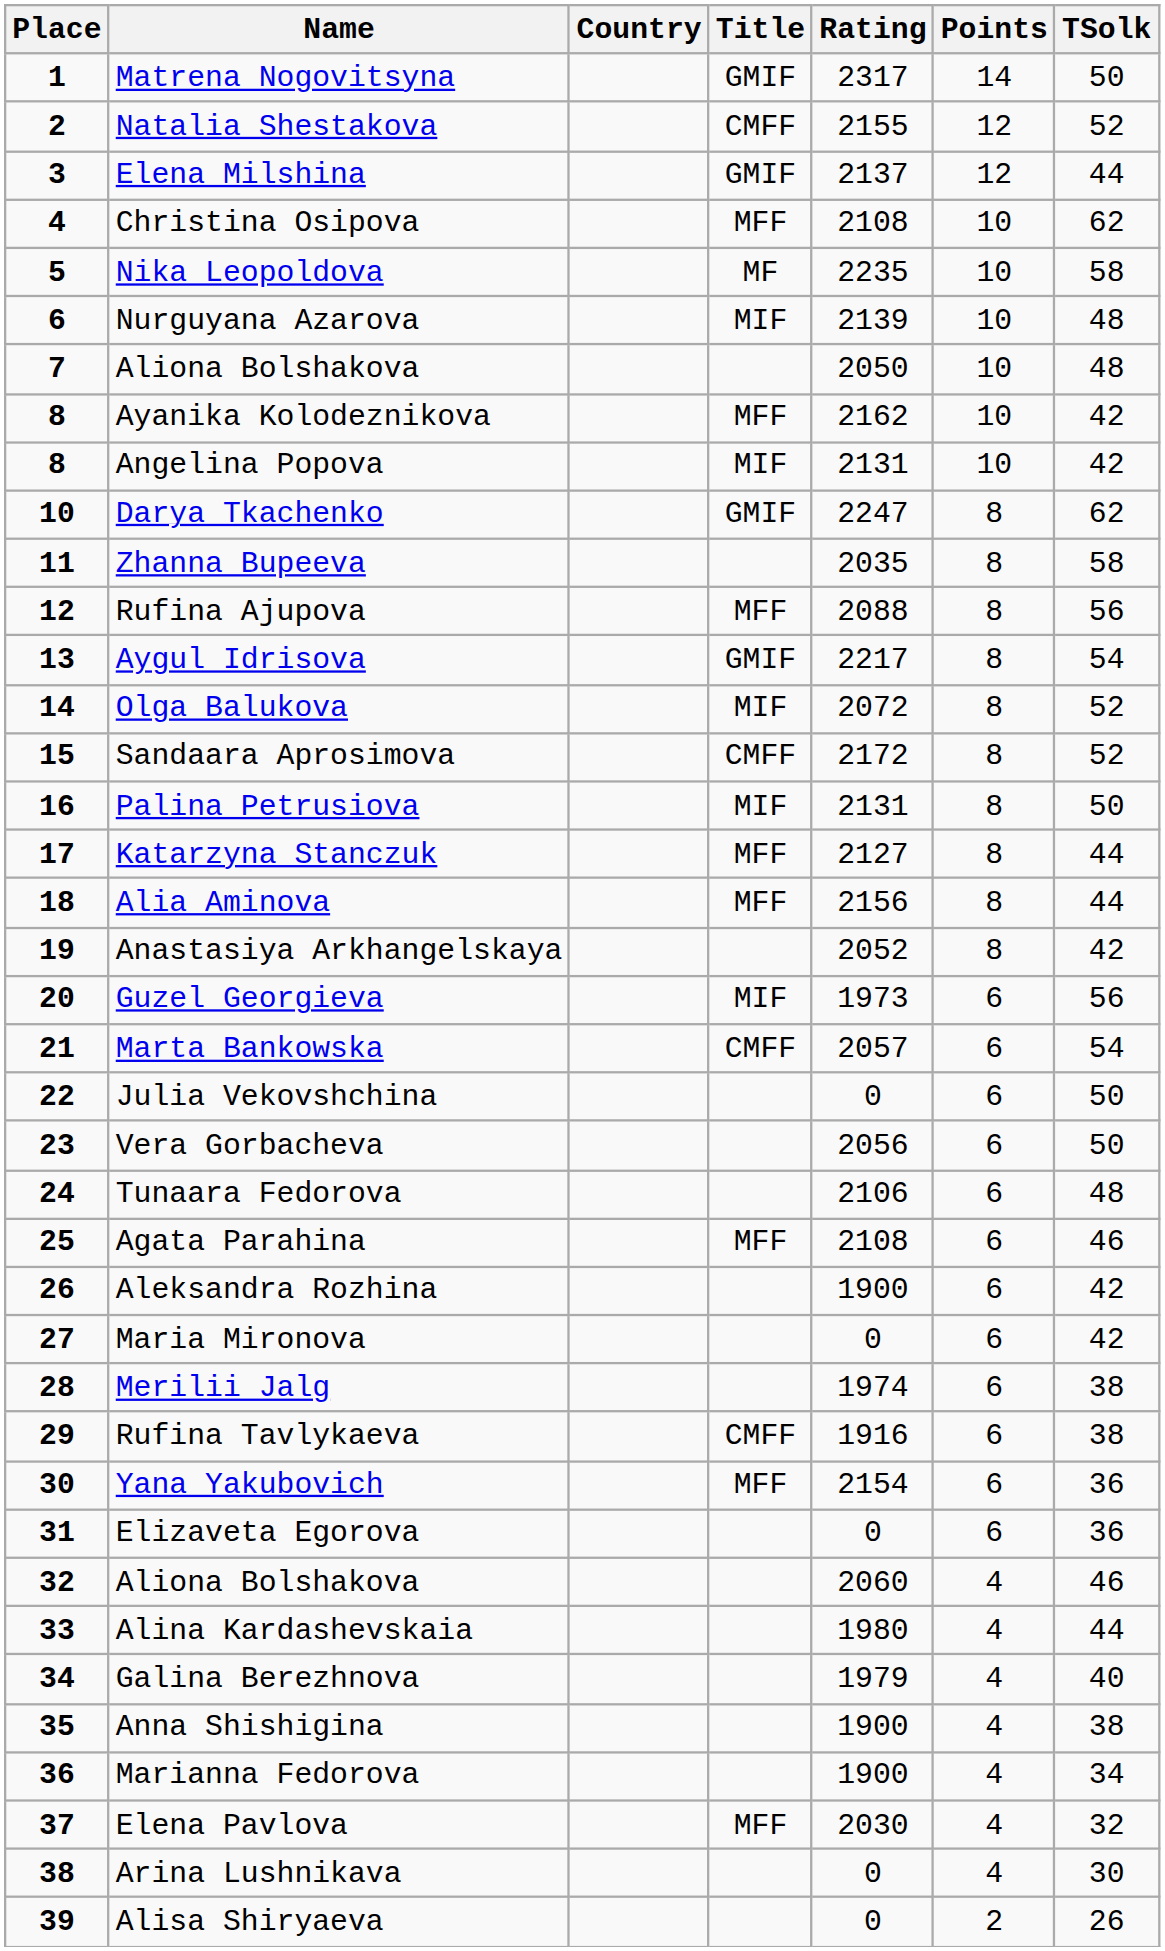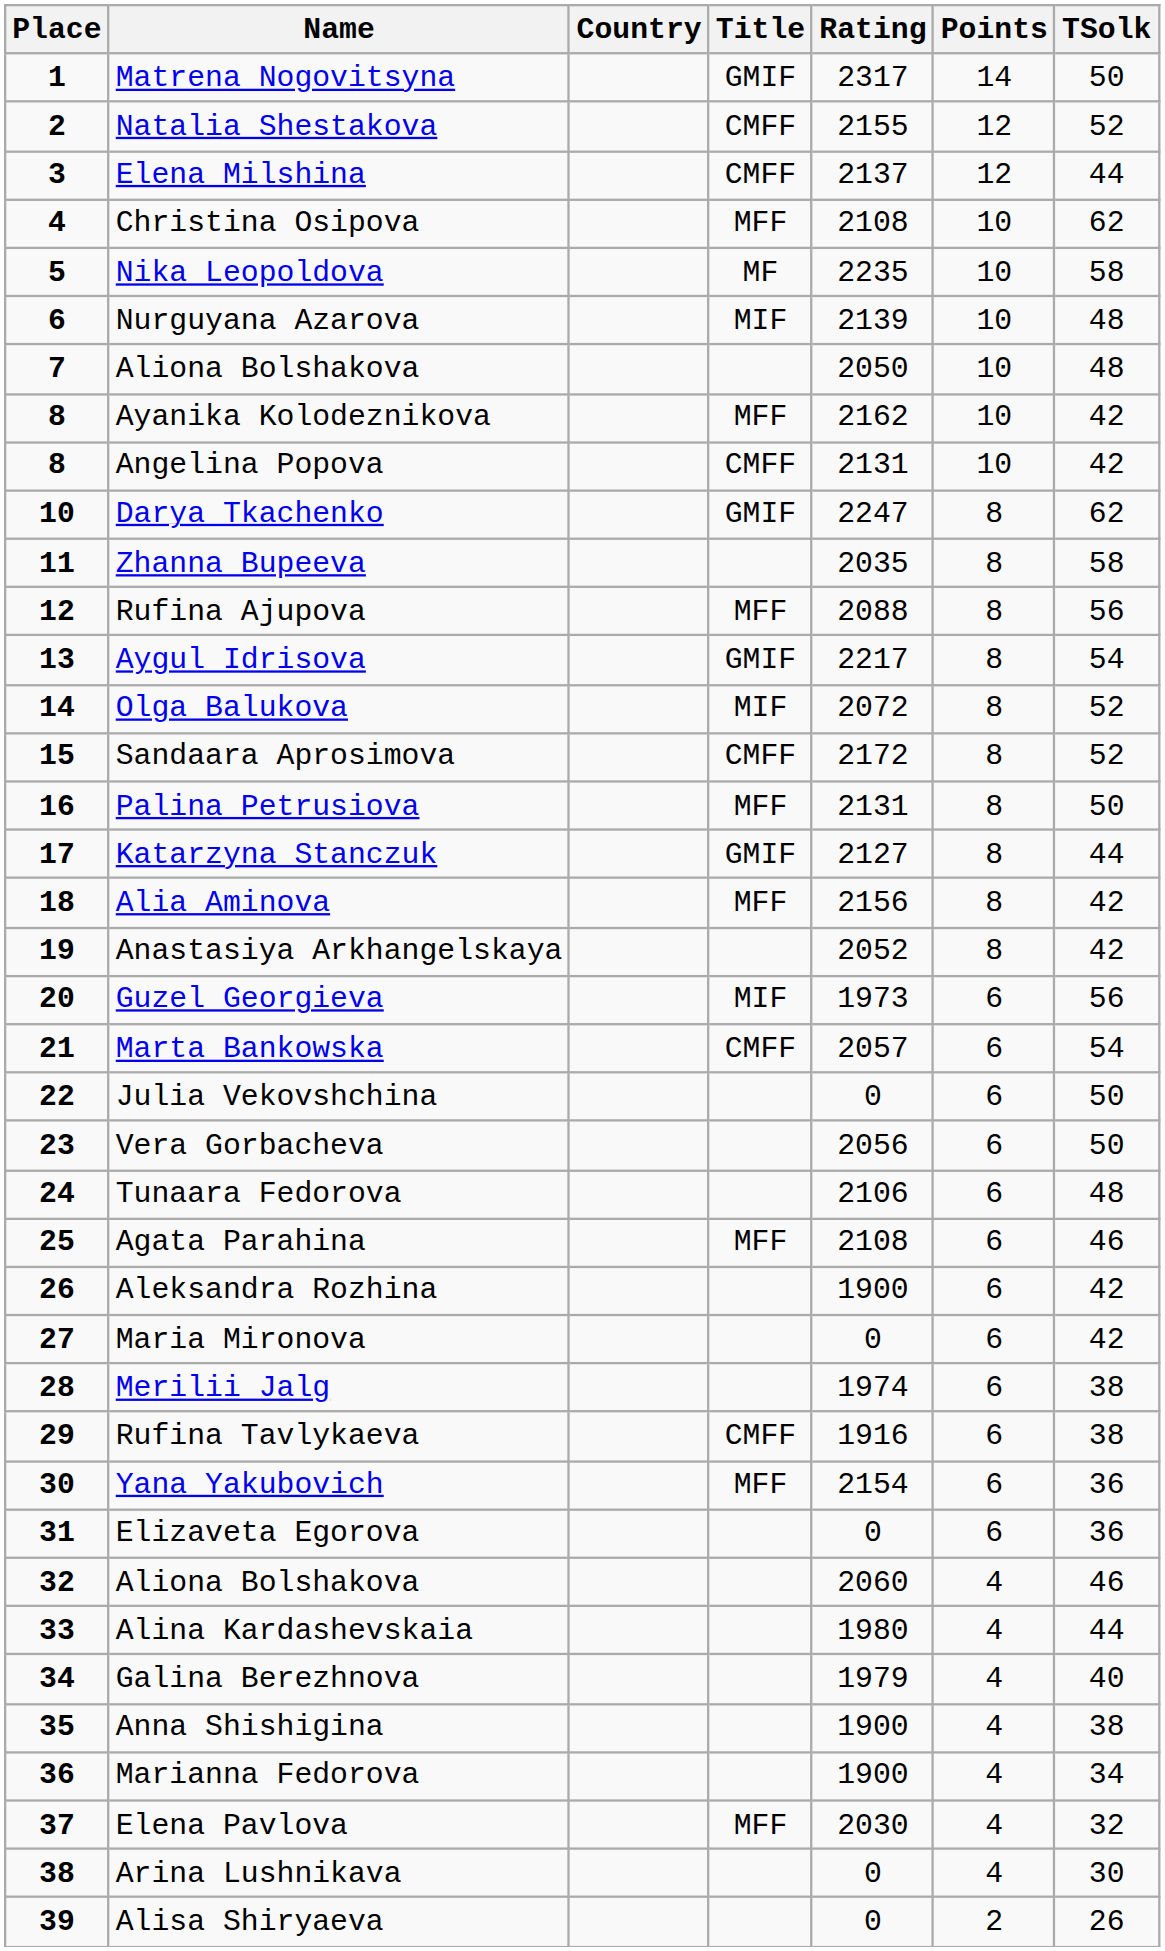(760, 175) GMIF -> (760, 175) CMFF
(760, 466) MIF -> (760, 466) CMFF
(760, 806) MIF -> (760, 806) MFF
(760, 854) MFF -> (760, 854) GMIF
(1107, 903) 44 -> (1107, 903) 42
